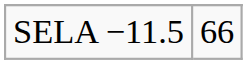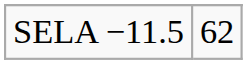(217, 31) 66 -> (217, 31) 62
